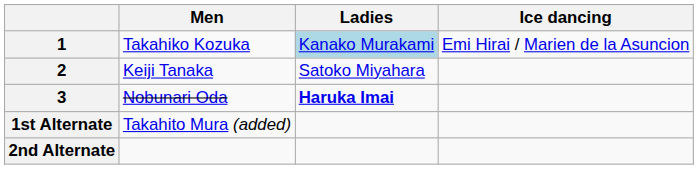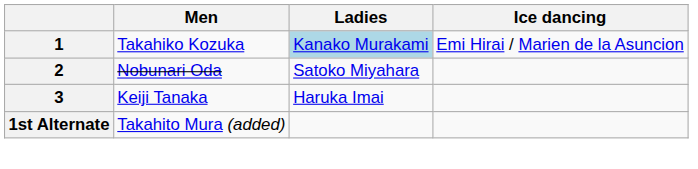(168, 71) Keiji Tanaka -> (170, 71) Nobunari Oda
(175, 97) Nobunari Oda -> (162, 97) Keiji Tanaka
(346, 97) bold -> (338, 97) normal
- row: (62, 151)
